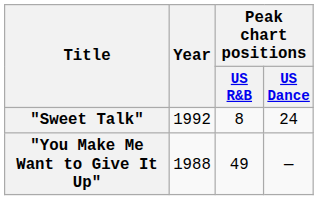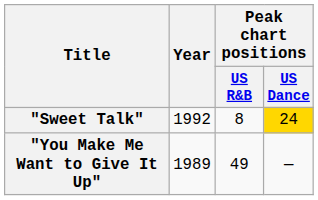(289, 120) no background -> (289, 120) gold background
(192, 164) 1988 -> (192, 164) 1989
